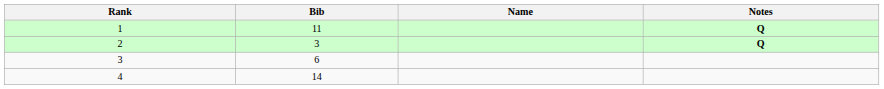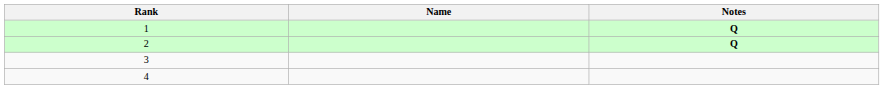- column: (317, 12)
